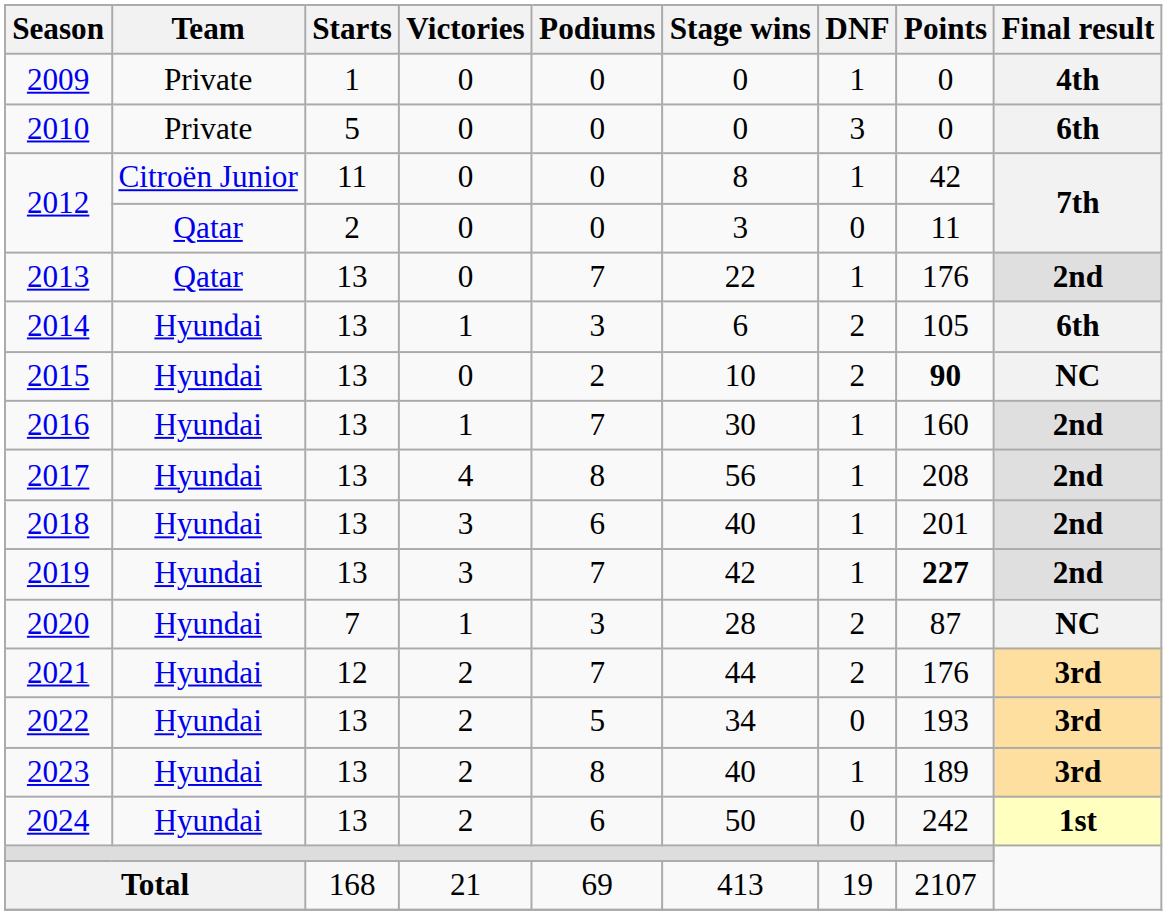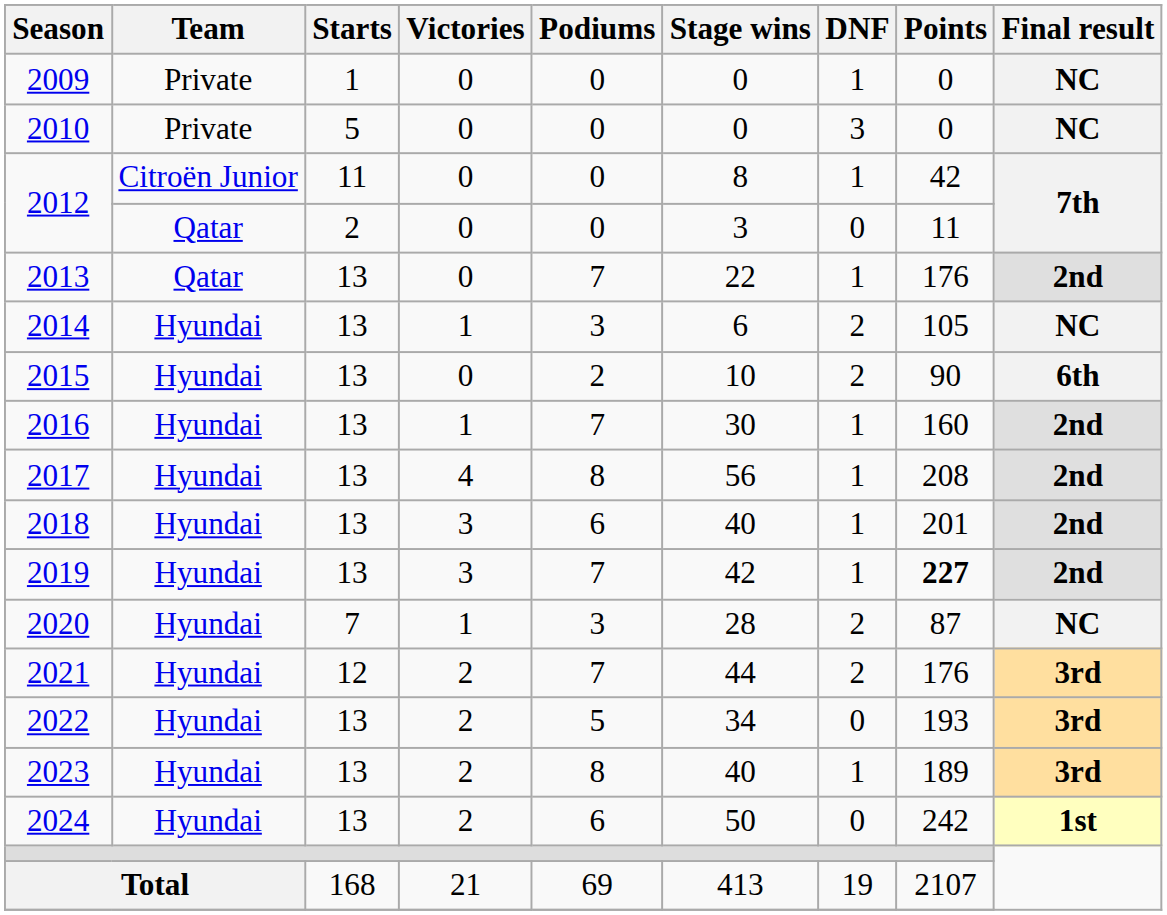(1078, 78) 4th -> (1078, 78) NC
(1078, 128) 6th -> (1078, 128) NC
(1078, 326) 6th -> (1078, 326) NC
(945, 375) bold -> (945, 375) normal
(1078, 375) NC -> (1078, 375) 6th
